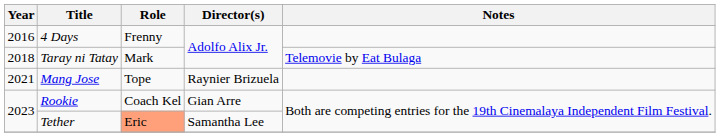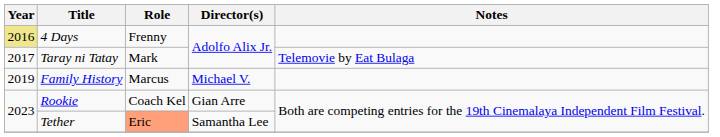(21, 36) no background -> (21, 36) khaki background
(21, 57) 2018 -> (21, 57) 2017
+ row: (81, 79)
- row: (70, 79)
